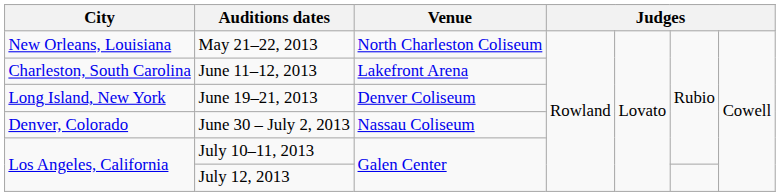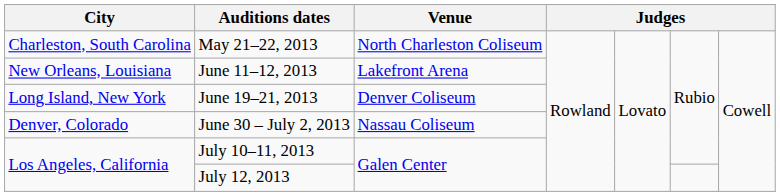(90, 44) New Orleans, Louisiana -> (100, 44) Charleston, South Carolina
(100, 71) Charleston, South Carolina -> (90, 71) New Orleans, Louisiana
